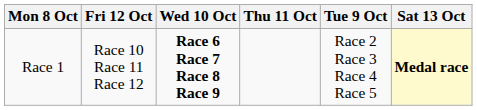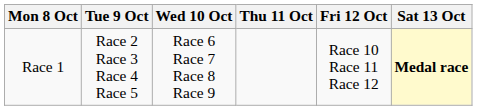columns swapped: (356, 16) <-> (119, 16)
(198, 66) bold -> (194, 66) normal
